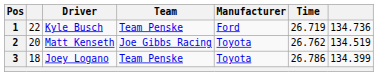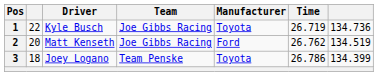(151, 28) Team Penske -> (166, 28) Joe Gibbs Racing
(228, 28) Ford -> (234, 28) Toyota
(234, 44) Toyota -> (228, 44) Ford
